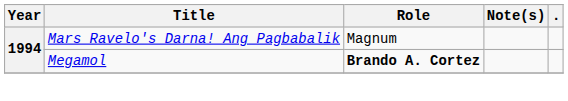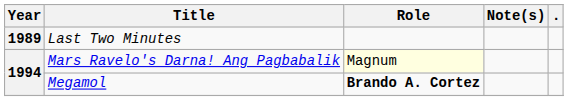+ row: (115, 39)
(372, 39) no background -> (372, 61) lightyellow background
